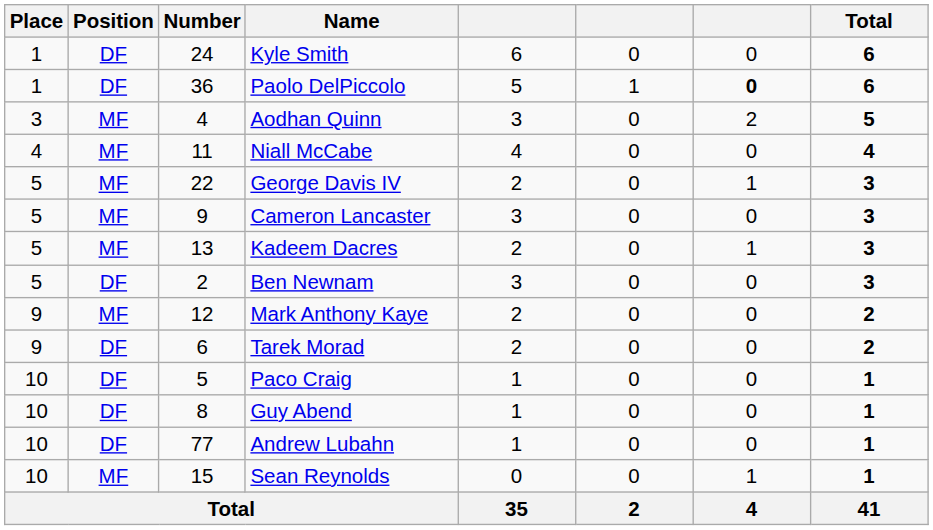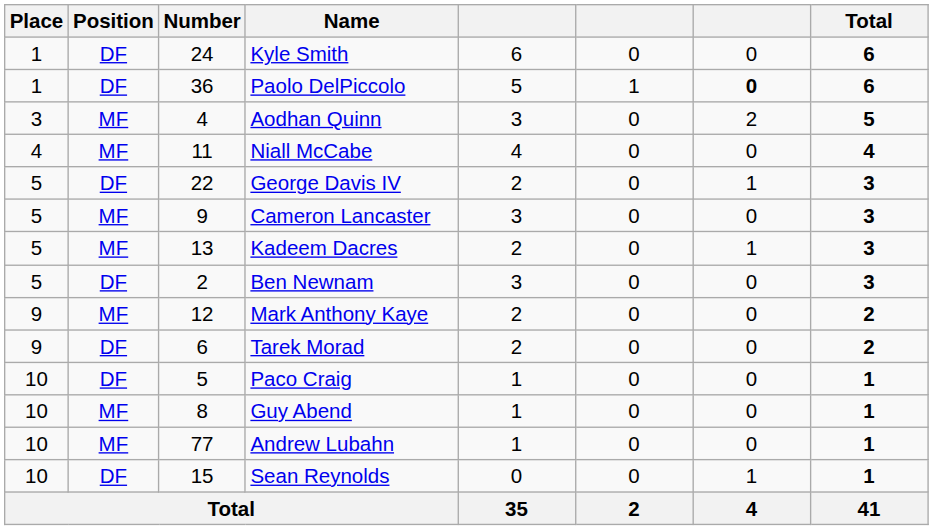(113, 184) MF -> (113, 184) DF
(113, 411) DF -> (113, 411) MF
(113, 443) DF -> (113, 443) MF
(113, 476) MF -> (113, 476) DF
